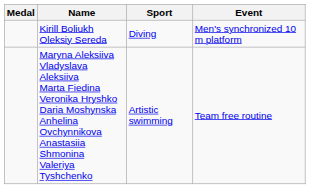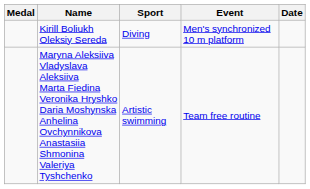+ column: (292, 13)
